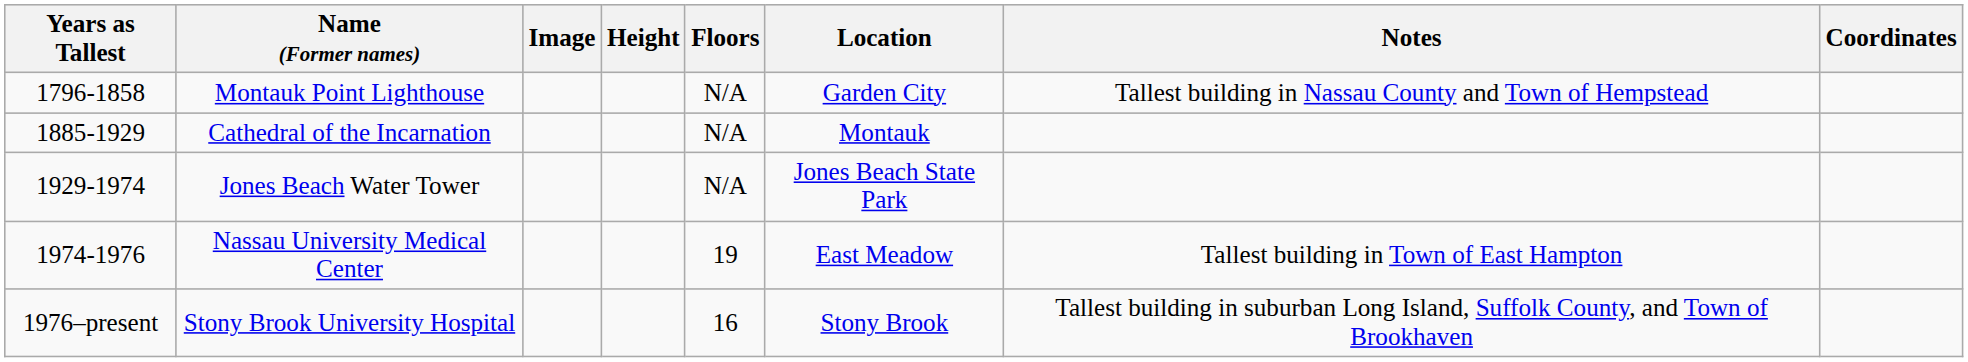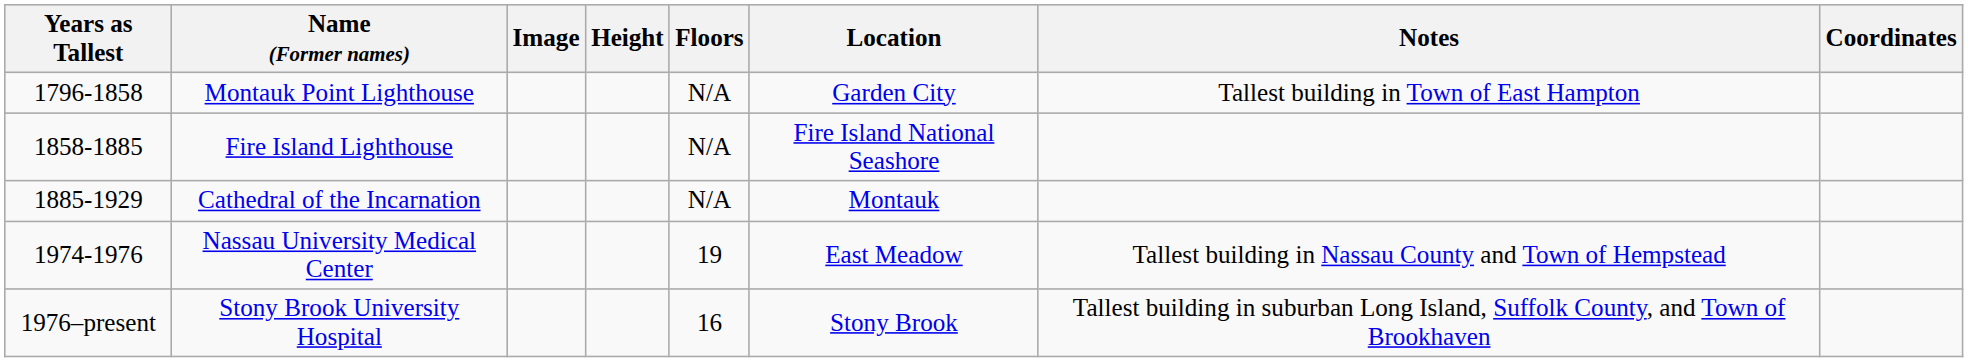(1412, 92) Tallest building in Nassau County and Town of Hempstead -> (1429, 92) Tallest building in Town of East Hampton
+ row: (339, 146)
- row: (349, 186)
(1412, 254) Tallest building in Town of East Hampton -> (1429, 254) Tallest building in Nassau County and Town of Hempstead
